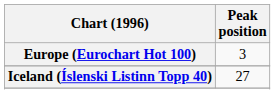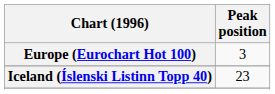(243, 76) 27 -> (243, 76) 23
